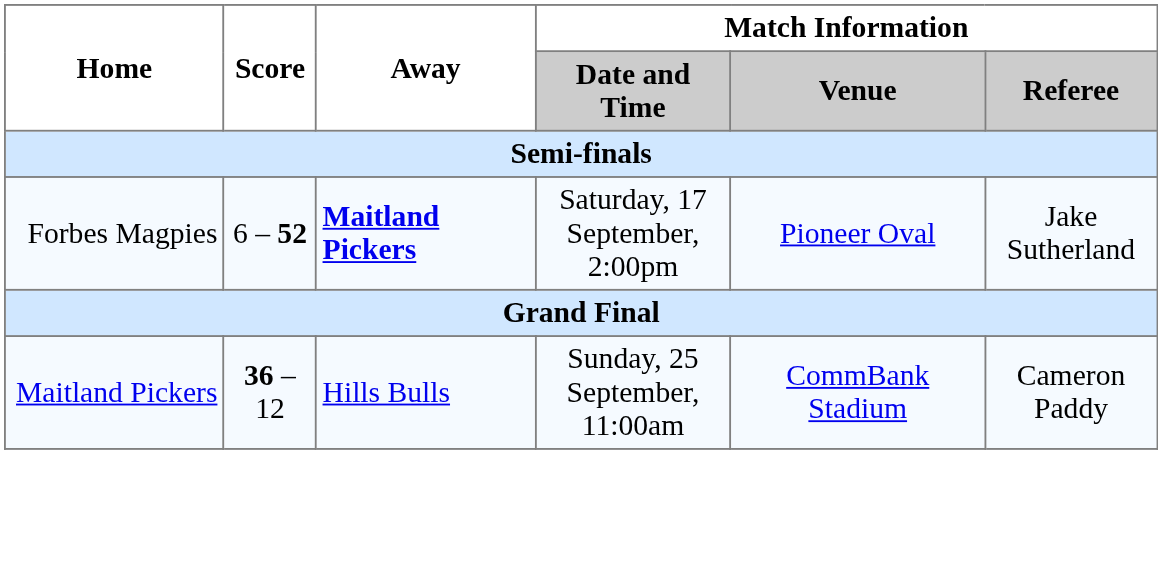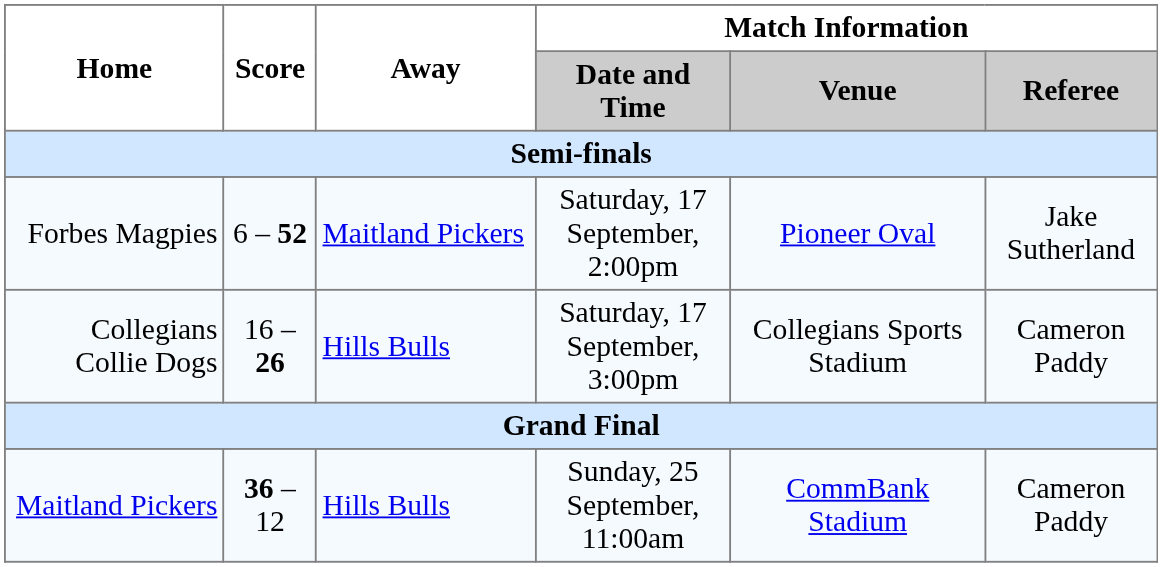(381, 232) bold -> (423, 232) normal
+ row: (146, 345)
